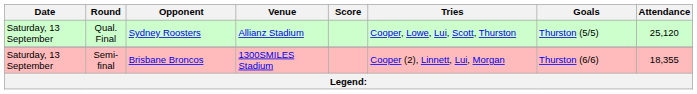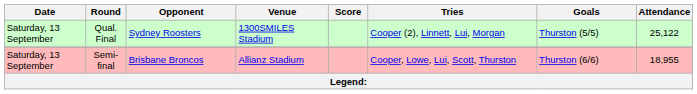(271, 33) Allianz Stadium -> (266, 33) 1300SMILES Stadium
(443, 33) Cooper, Lowe, Lui, Scott, Thurston -> (438, 33) Cooper (2), Linnett, Lui, Morgan
(664, 33) 25,120 -> (664, 33) 25,122
(266, 60) 1300SMILES Stadium -> (271, 60) Allianz Stadium
(438, 60) Cooper (2), Linnett, Lui, Morgan -> (443, 60) Cooper, Lowe, Lui, Scott, Thurston
(664, 60) 18,355 -> (664, 60) 18,955
